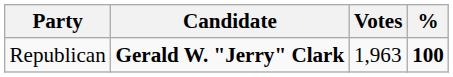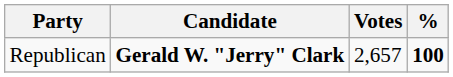(378, 54) 1,963 -> (378, 54) 2,657
